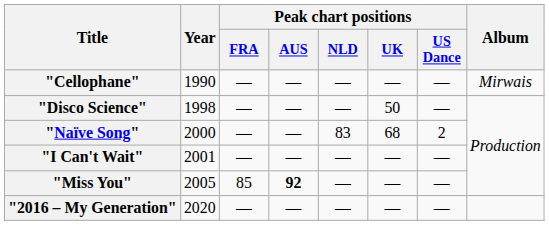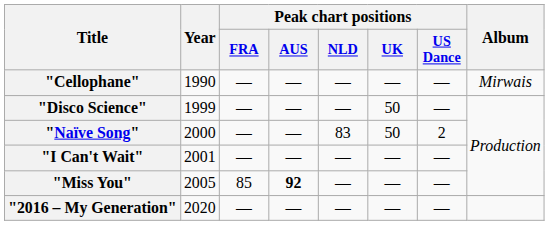(200, 107) 1998 -> (200, 107) 1999
(392, 132) 68 -> (392, 132) 50
